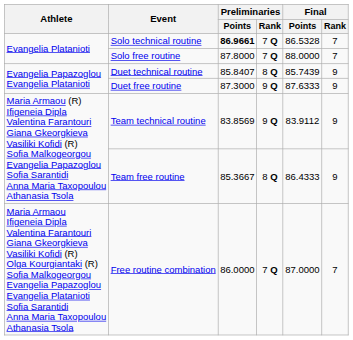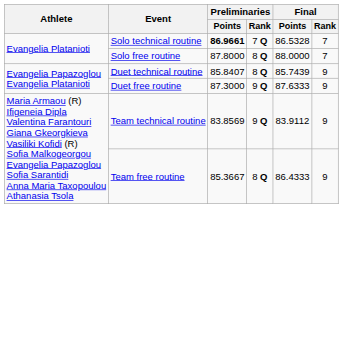(270, 56) 7 Q -> (260, 56) 8 Q
- row: (163, 270)
